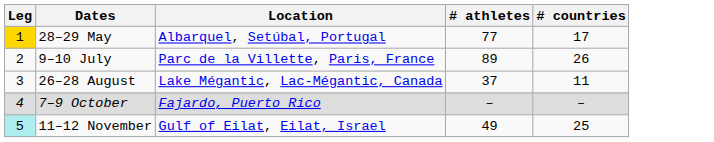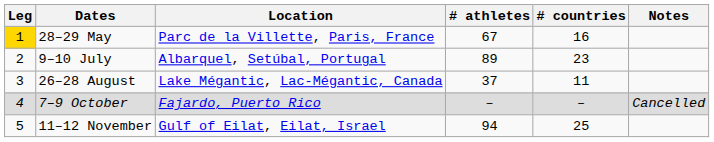+ column: (669, 16)
(272, 38) Albarquel, Setúbal, Portugal -> (296, 38) Parc de la Villette, Paris, France
(490, 38) 77 -> (490, 38) 67
(581, 38) 17 -> (581, 38) 16
(296, 60) Parc de la Villette, Paris, France -> (272, 60) Albarquel, Setúbal, Portugal
(581, 60) 26 -> (581, 60) 23
(20, 126) paleturquoise background -> (20, 126) no background
(490, 126) 49 -> (490, 126) 94
